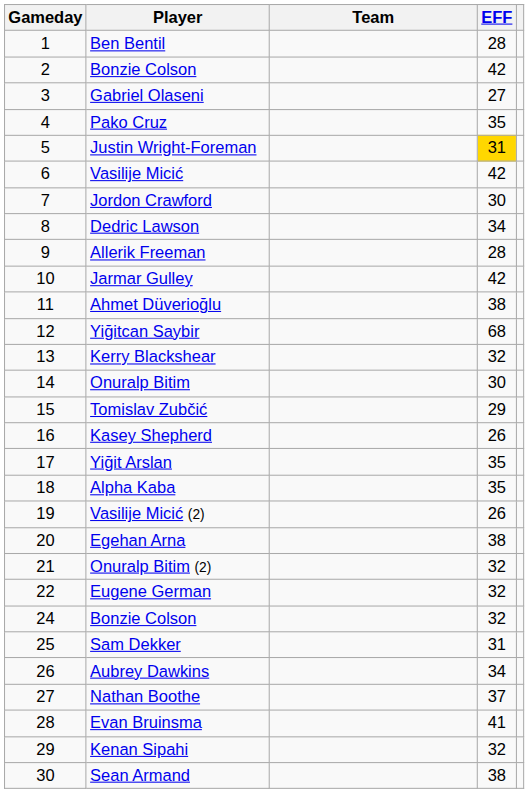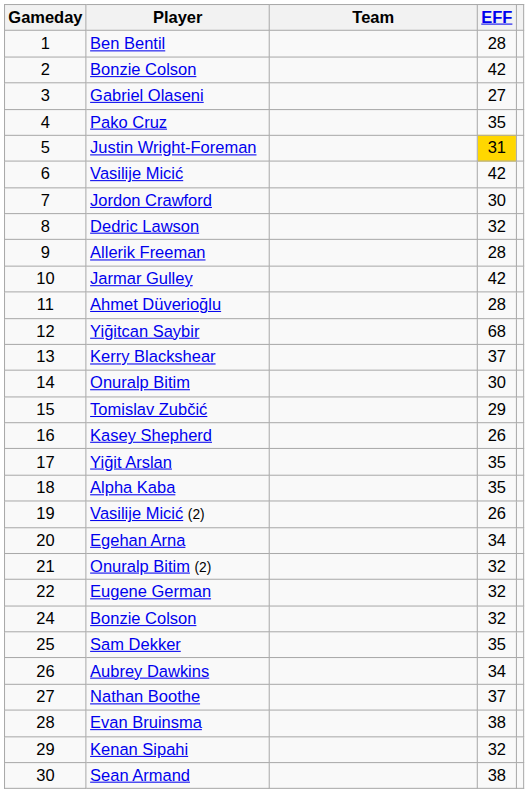(497, 226) 34 -> (497, 226) 32
(497, 305) 38 -> (497, 305) 28
(497, 357) 32 -> (497, 357) 37
(497, 540) 38 -> (497, 540) 34
(497, 644) 31 -> (497, 644) 35
(497, 723) 41 -> (497, 723) 38
